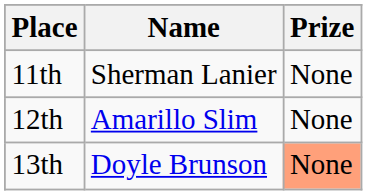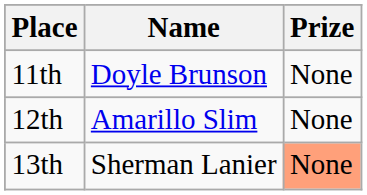(184, 73) Sherman Lanier -> (179, 73) Doyle Brunson
(179, 165) Doyle Brunson -> (184, 165) Sherman Lanier
